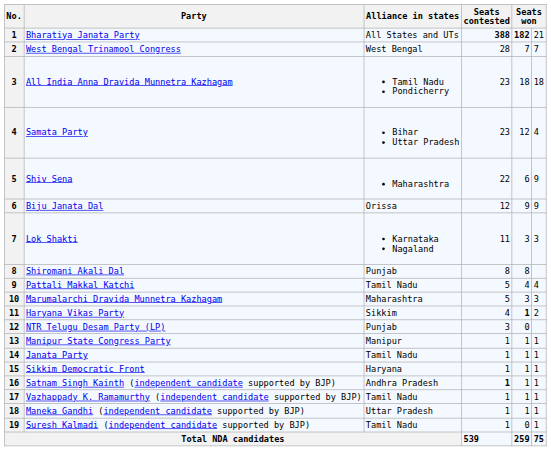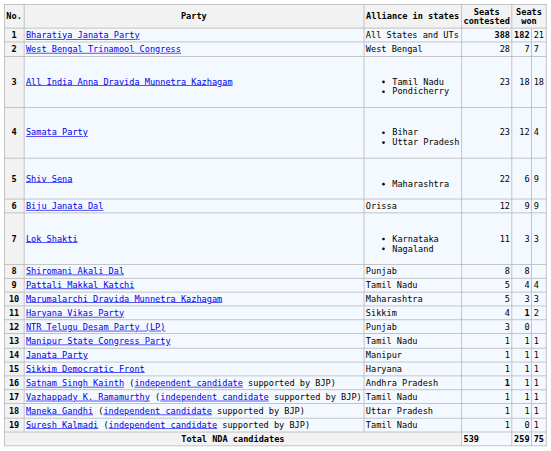(384, 341) Manipur -> (392, 341) Tamil Nadu
(392, 355) Tamil Nadu -> (384, 355) Manipur
